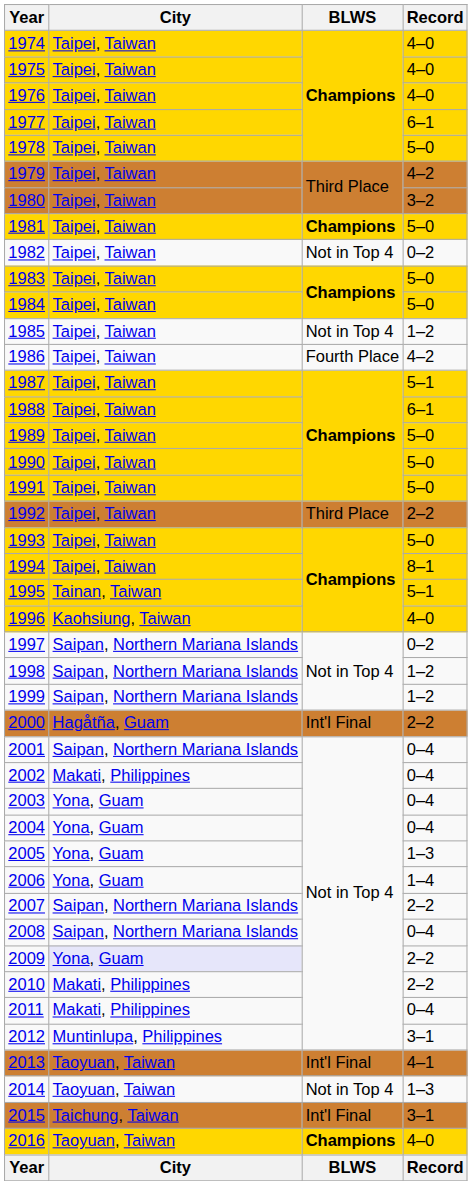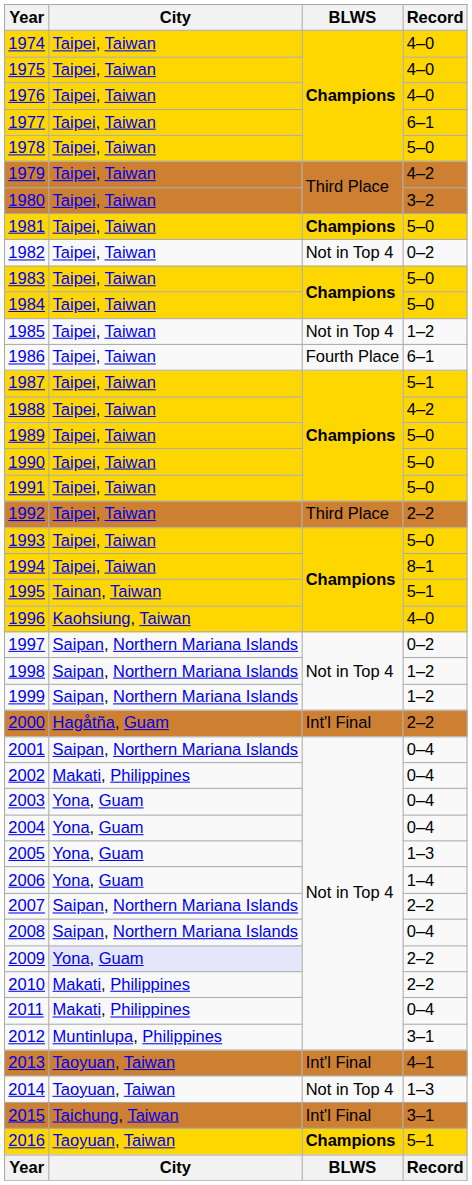(420, 357) 4–2 -> (420, 357) 6–1
(420, 409) 6–1 -> (420, 409) 4–2
(420, 1141) 4–0 -> (420, 1141) 5–1
